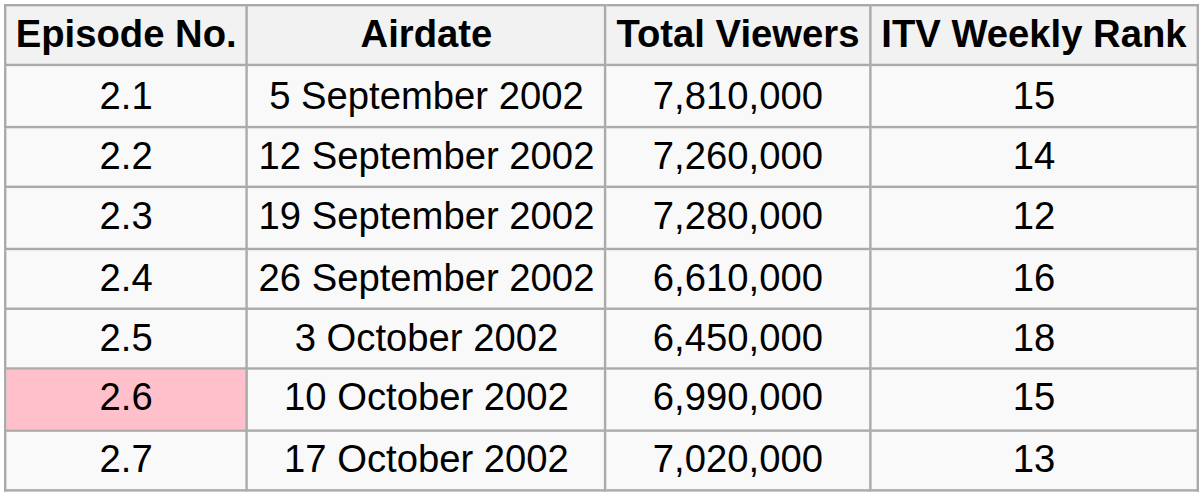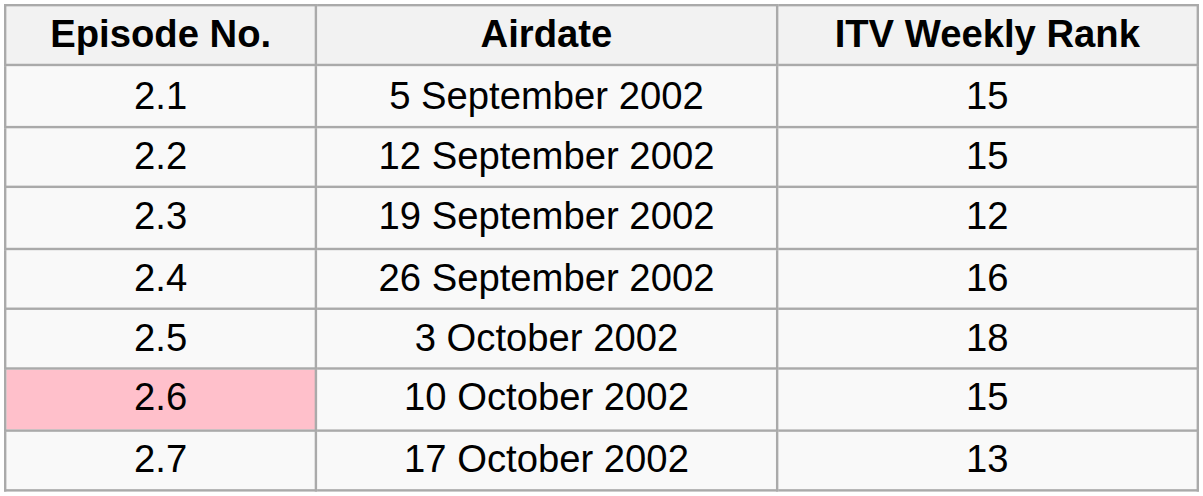- column: (738, 34)
(1034, 156) 14 -> (987, 156) 15
